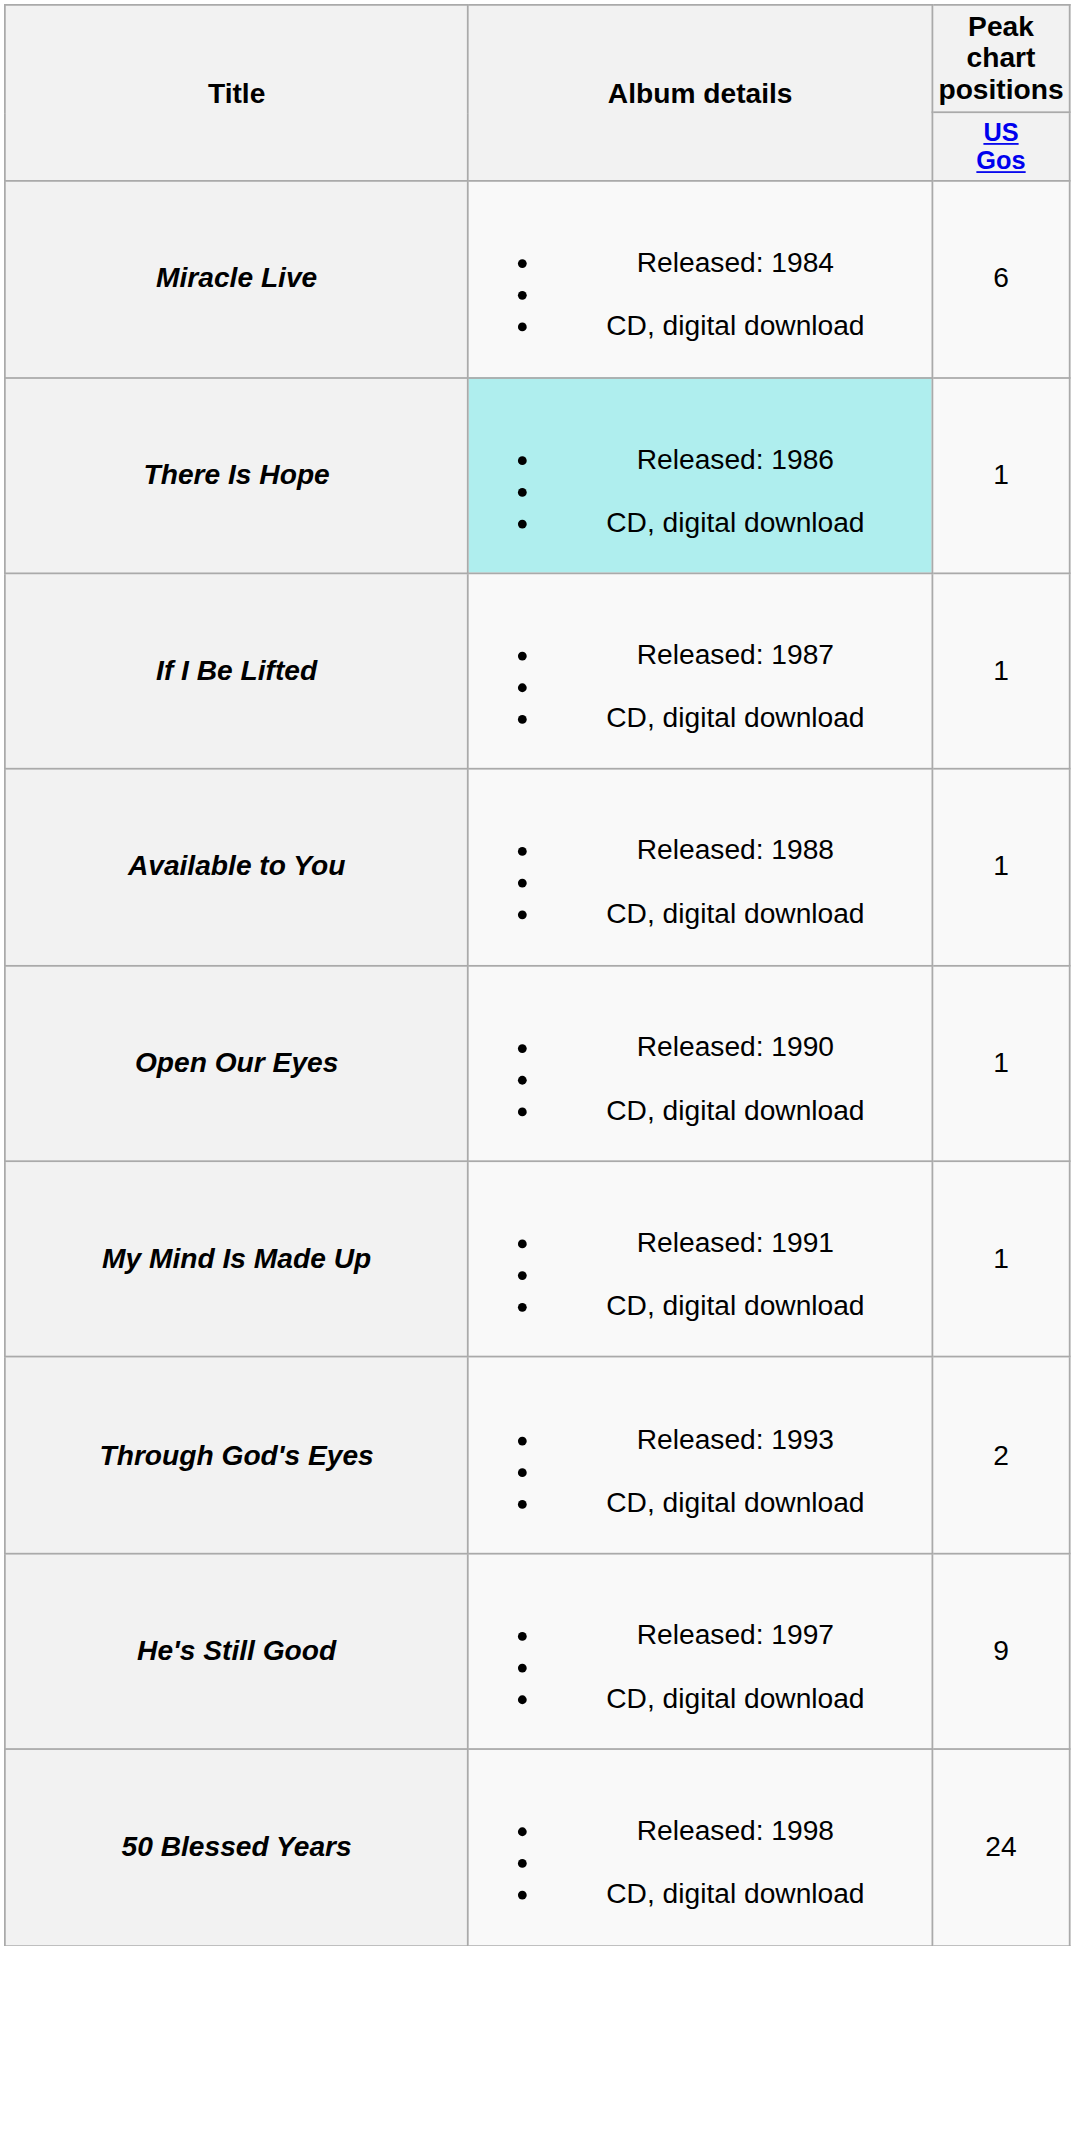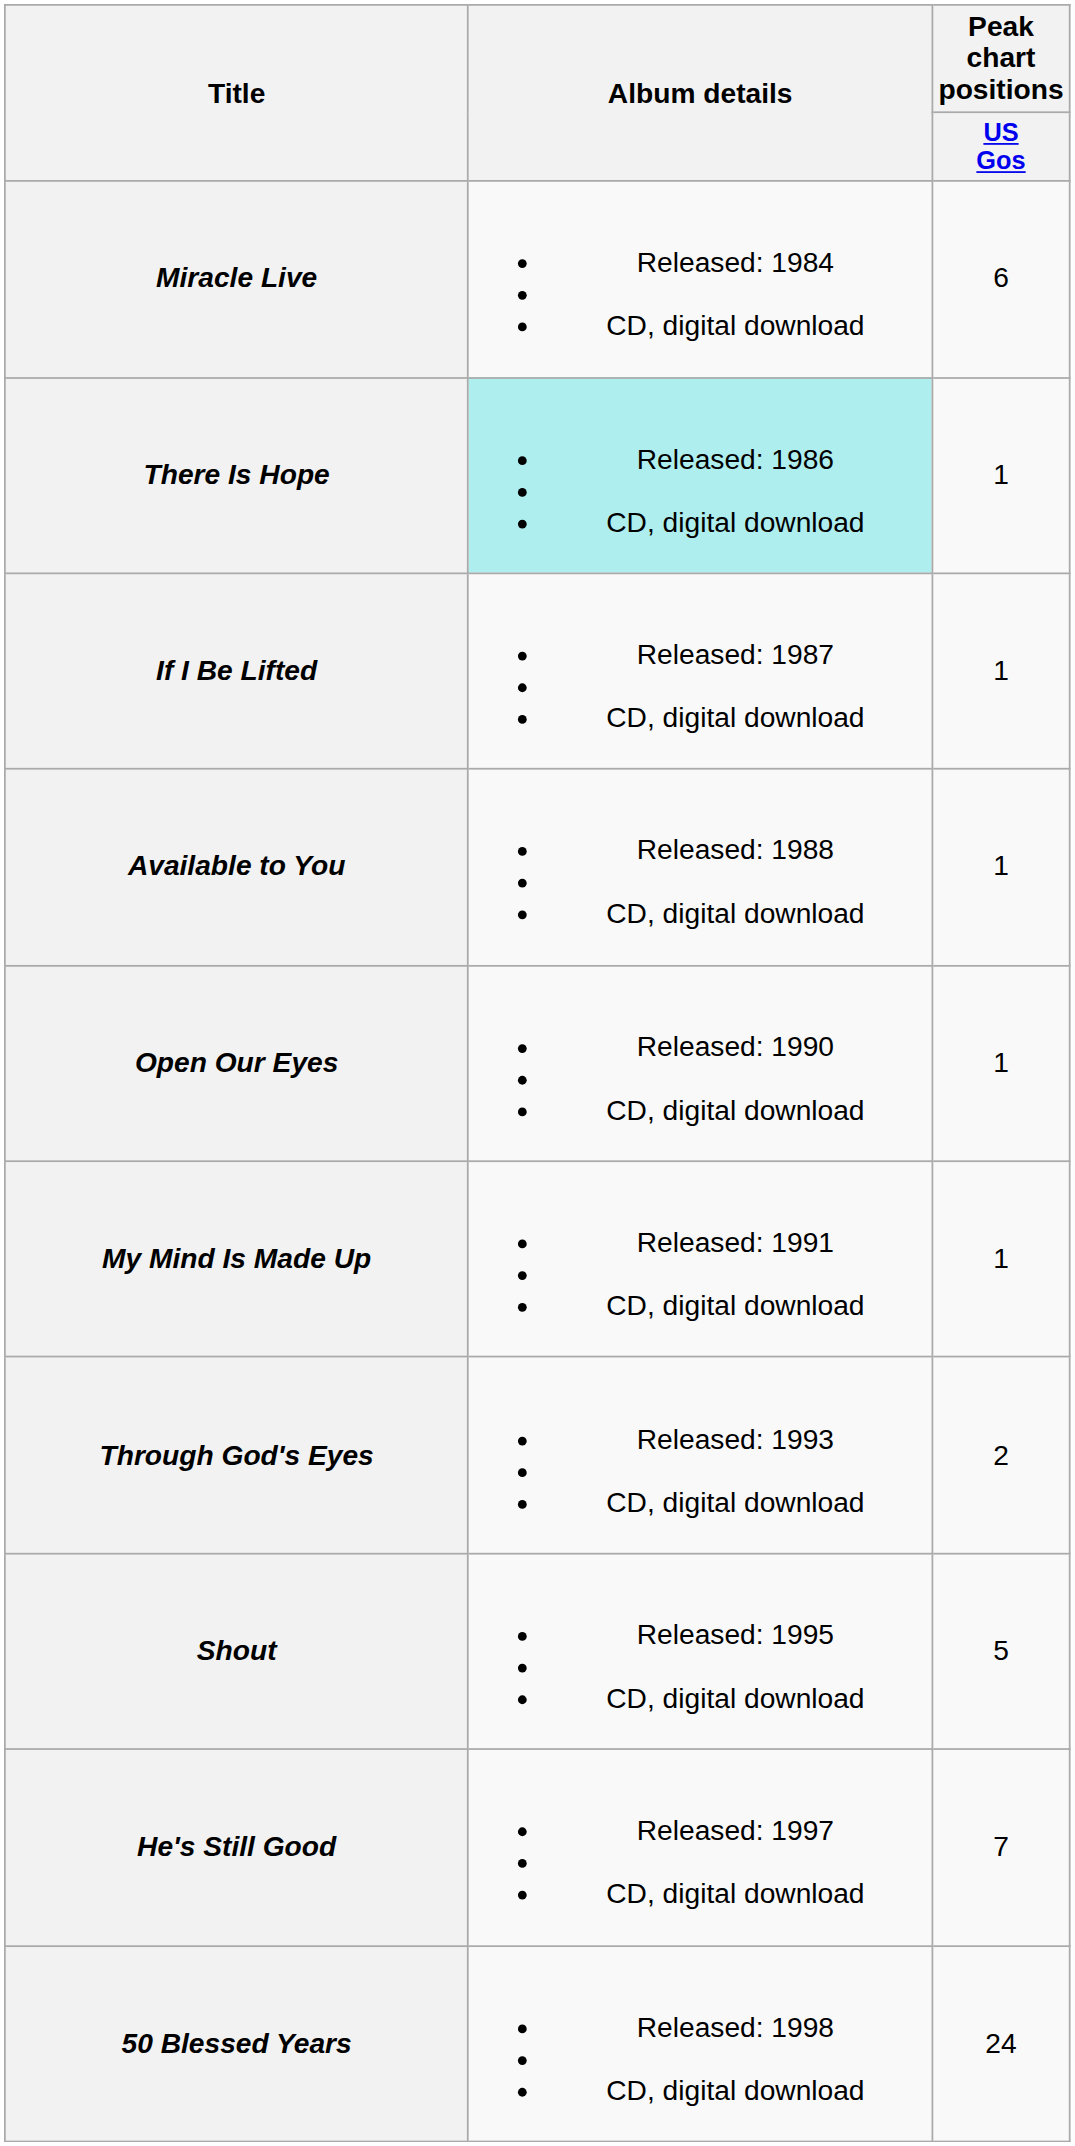+ row: (237, 1650)
(1001, 1650) 9 -> (1001, 1846) 7
